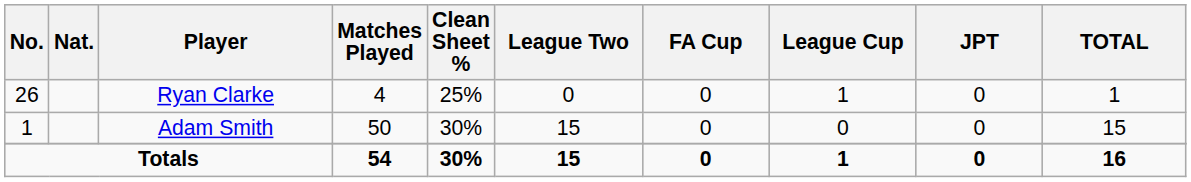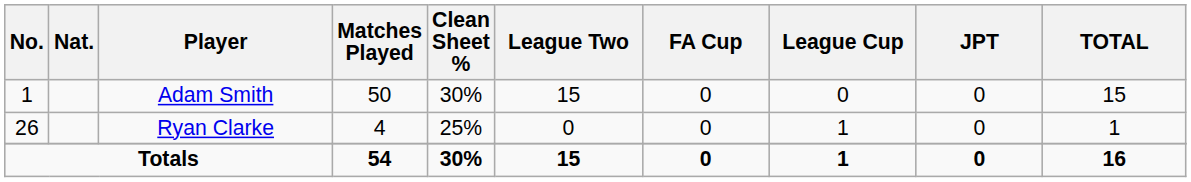rows swapped: (216, 127) <-> (216, 95)
